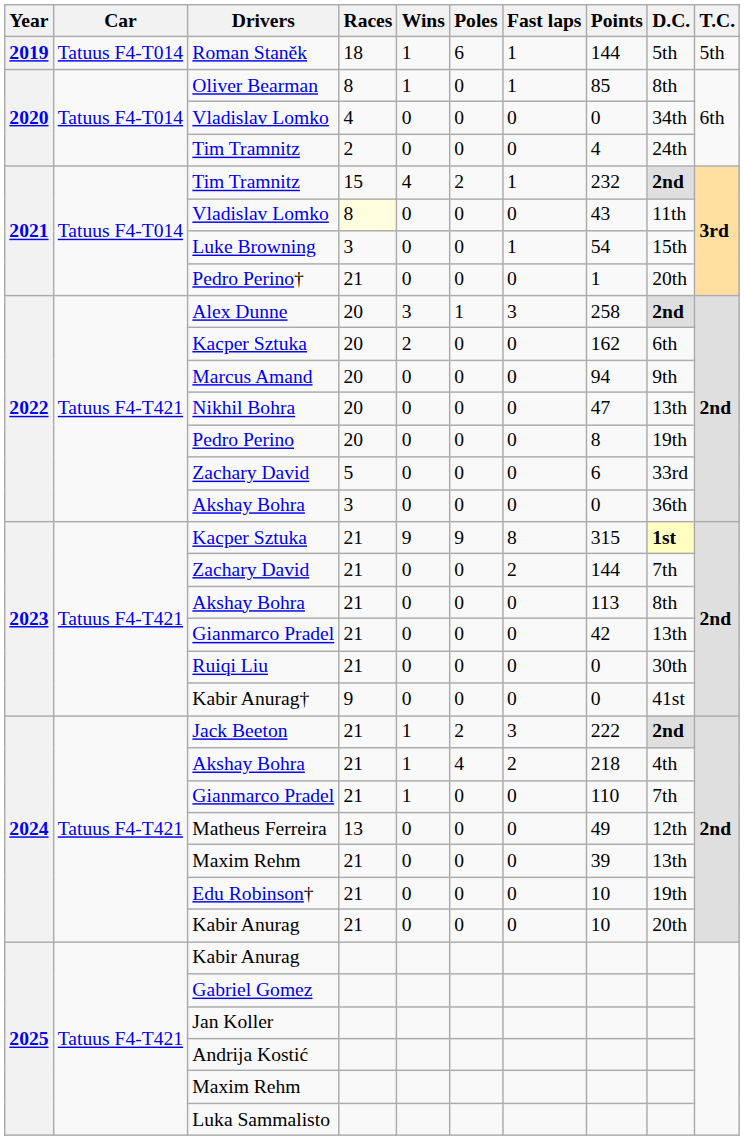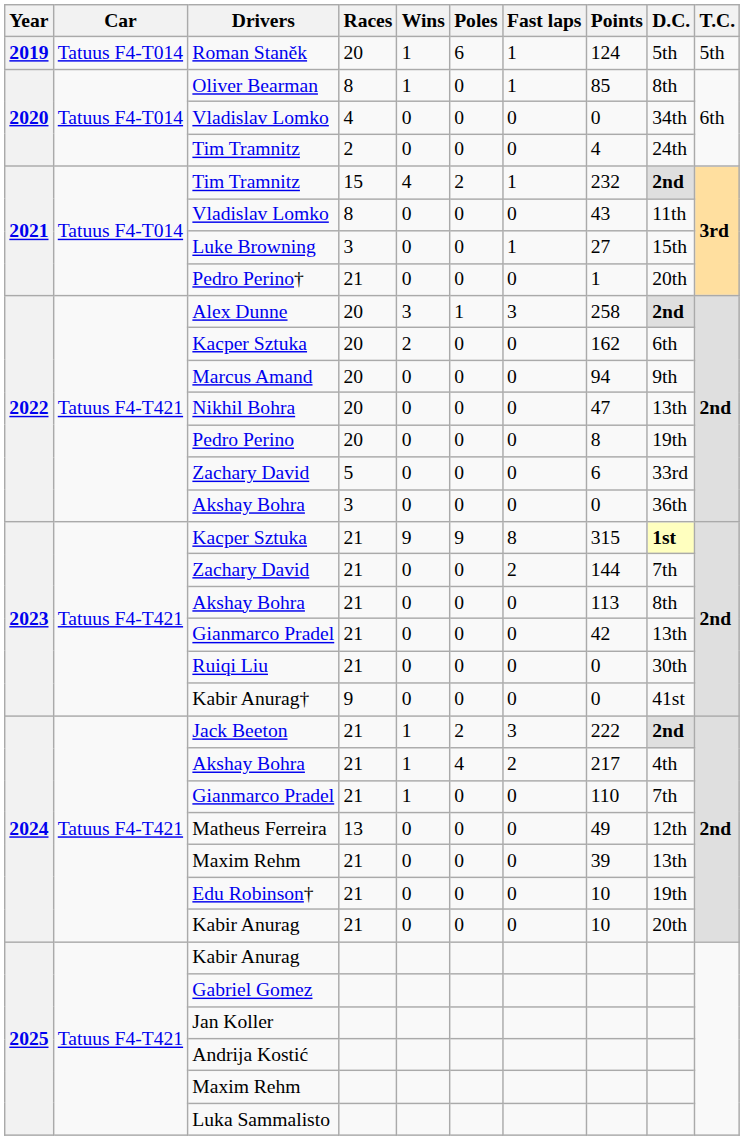(353, 52) 18 -> (353, 52) 20
(605, 52) 144 -> (605, 52) 124
(348, 214) lightyellow background -> (348, 214) no background
(600, 246) 54 -> (600, 246) 27
(605, 763) 218 -> (605, 763) 217
